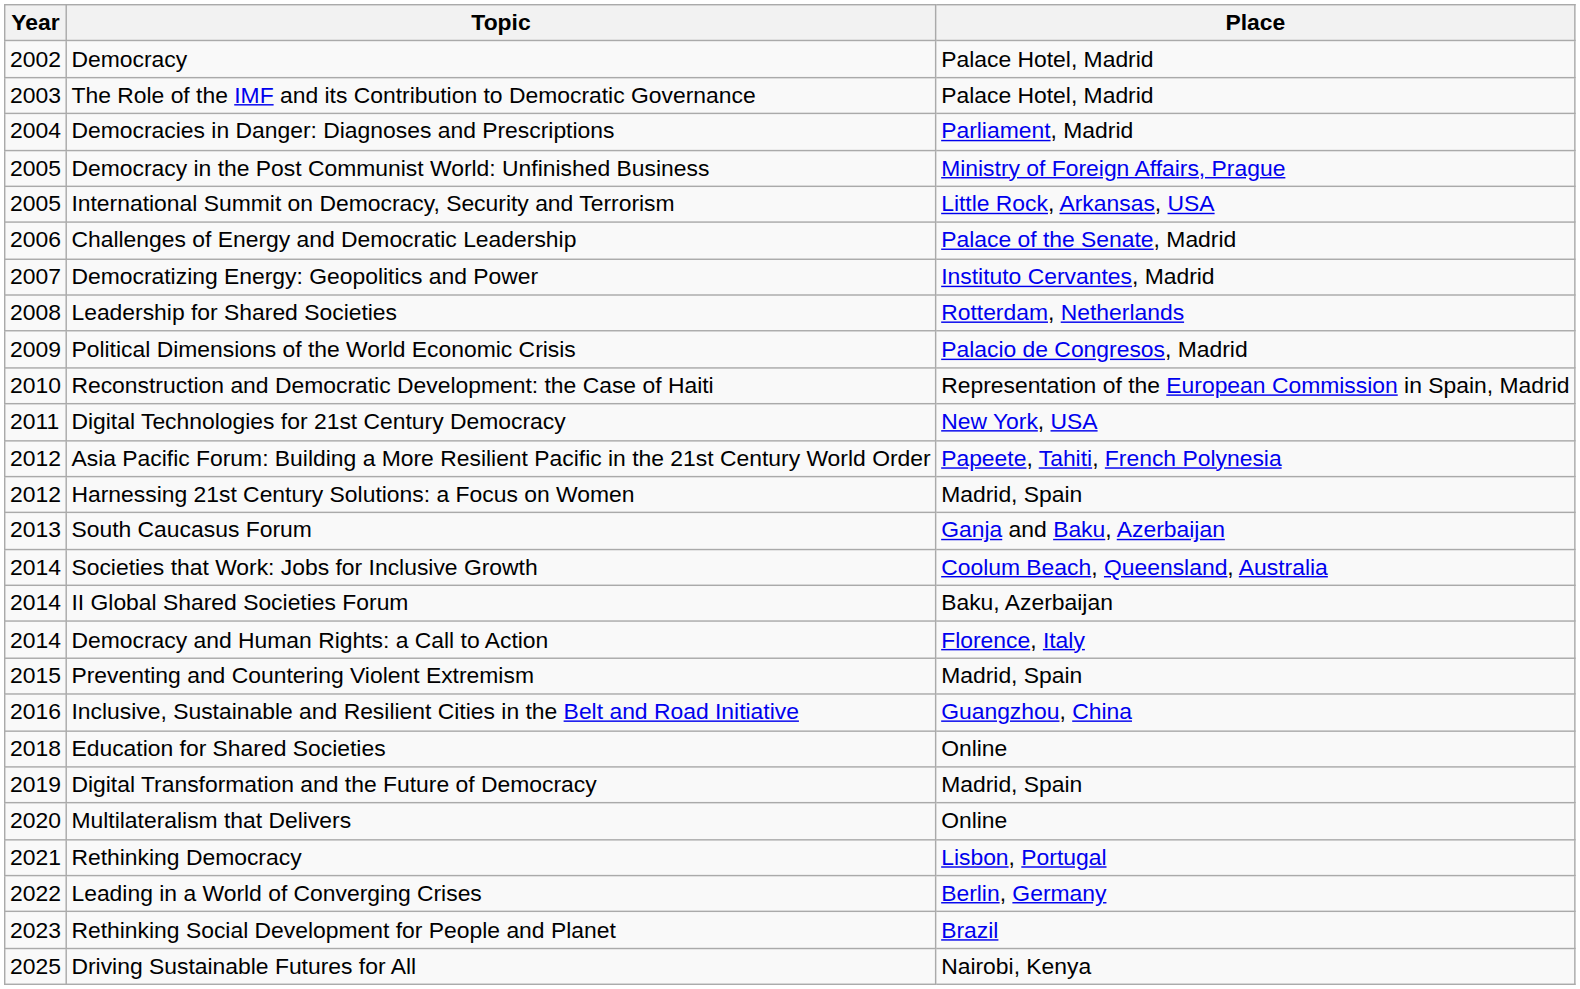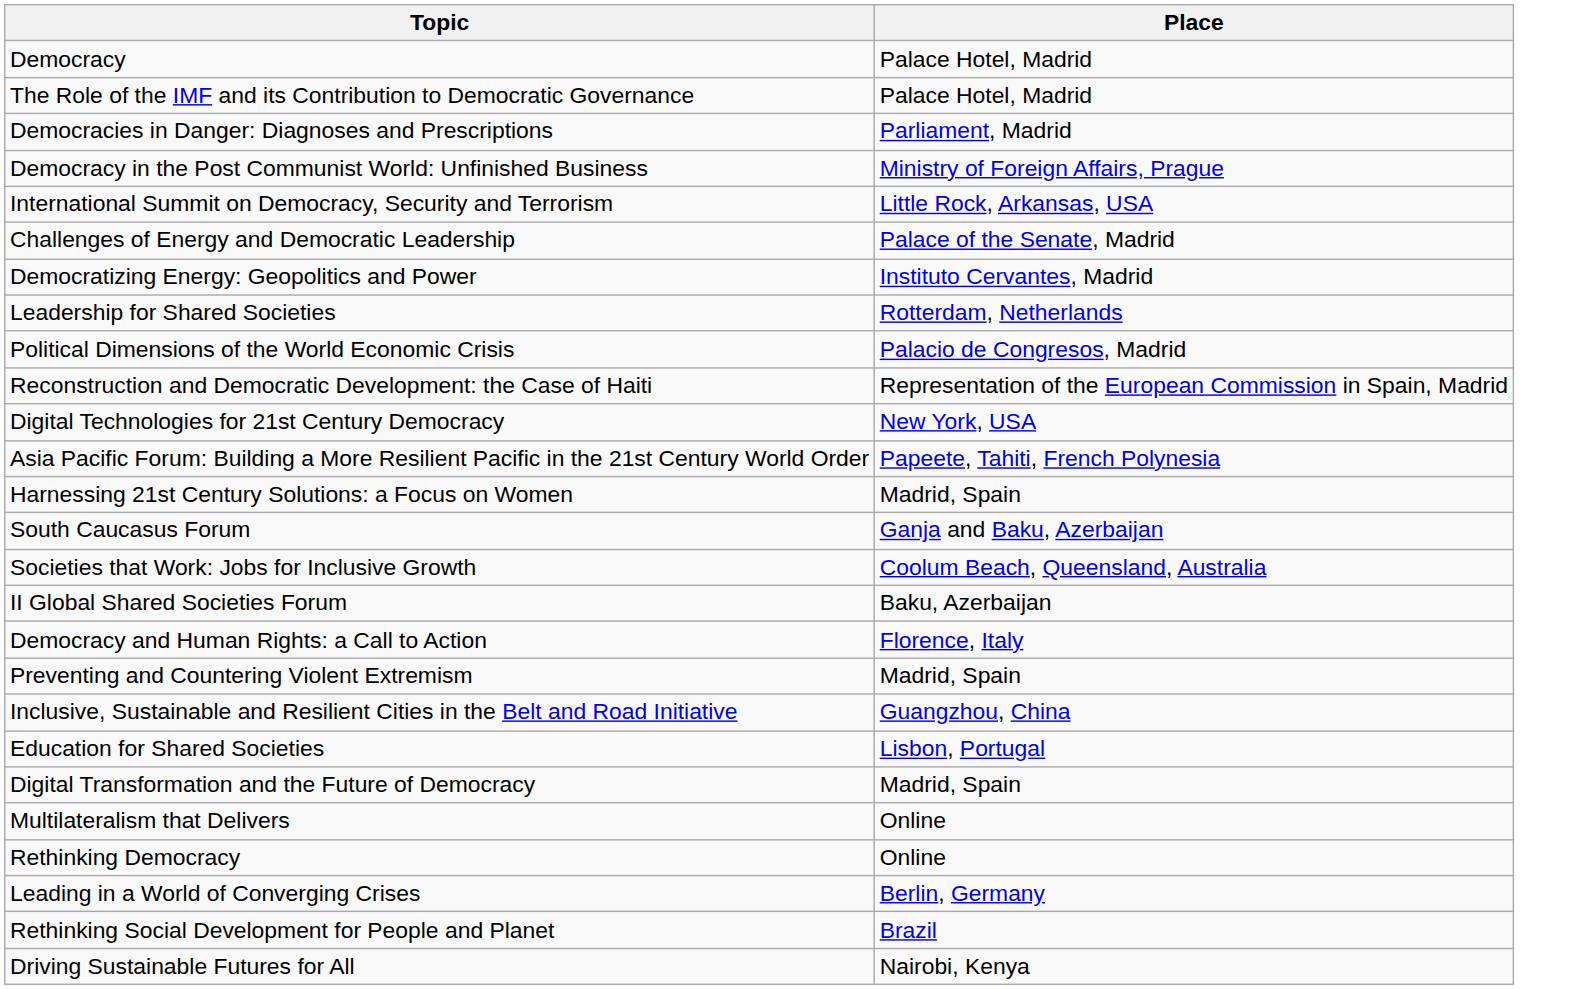- column: (35, 22)
(974, 748) Online -> (962, 748) Lisbon, Portugal
(1024, 857) Lisbon, Portugal -> (913, 857) Online
